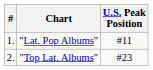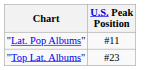- column: (11, 18)
